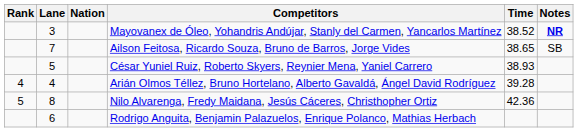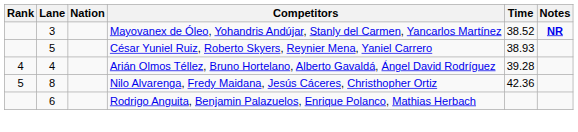- row: (260, 48)
